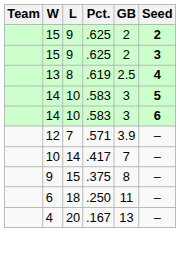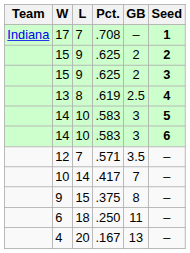+ row: (62, 34)
(126, 136) 3.9 -> (136, 156) 3.5
